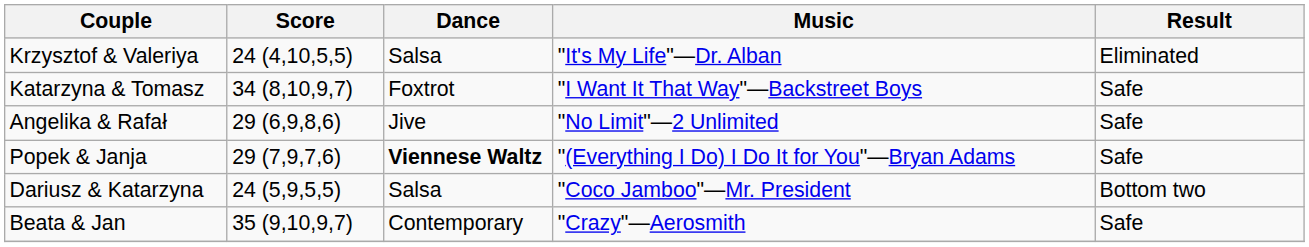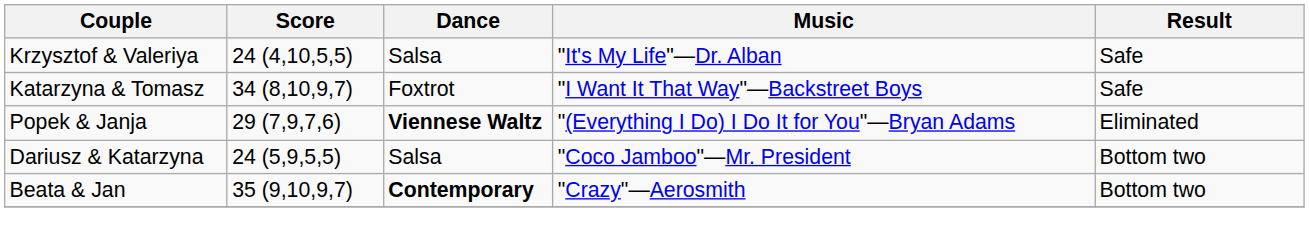(1149, 55) Eliminated -> (1121, 55) Safe
- row: (88, 122)
(1121, 156) Safe -> (1149, 122) Eliminated
(456, 223) normal -> (461, 190) bold
(1121, 223) Safe -> (1153, 190) Bottom two
